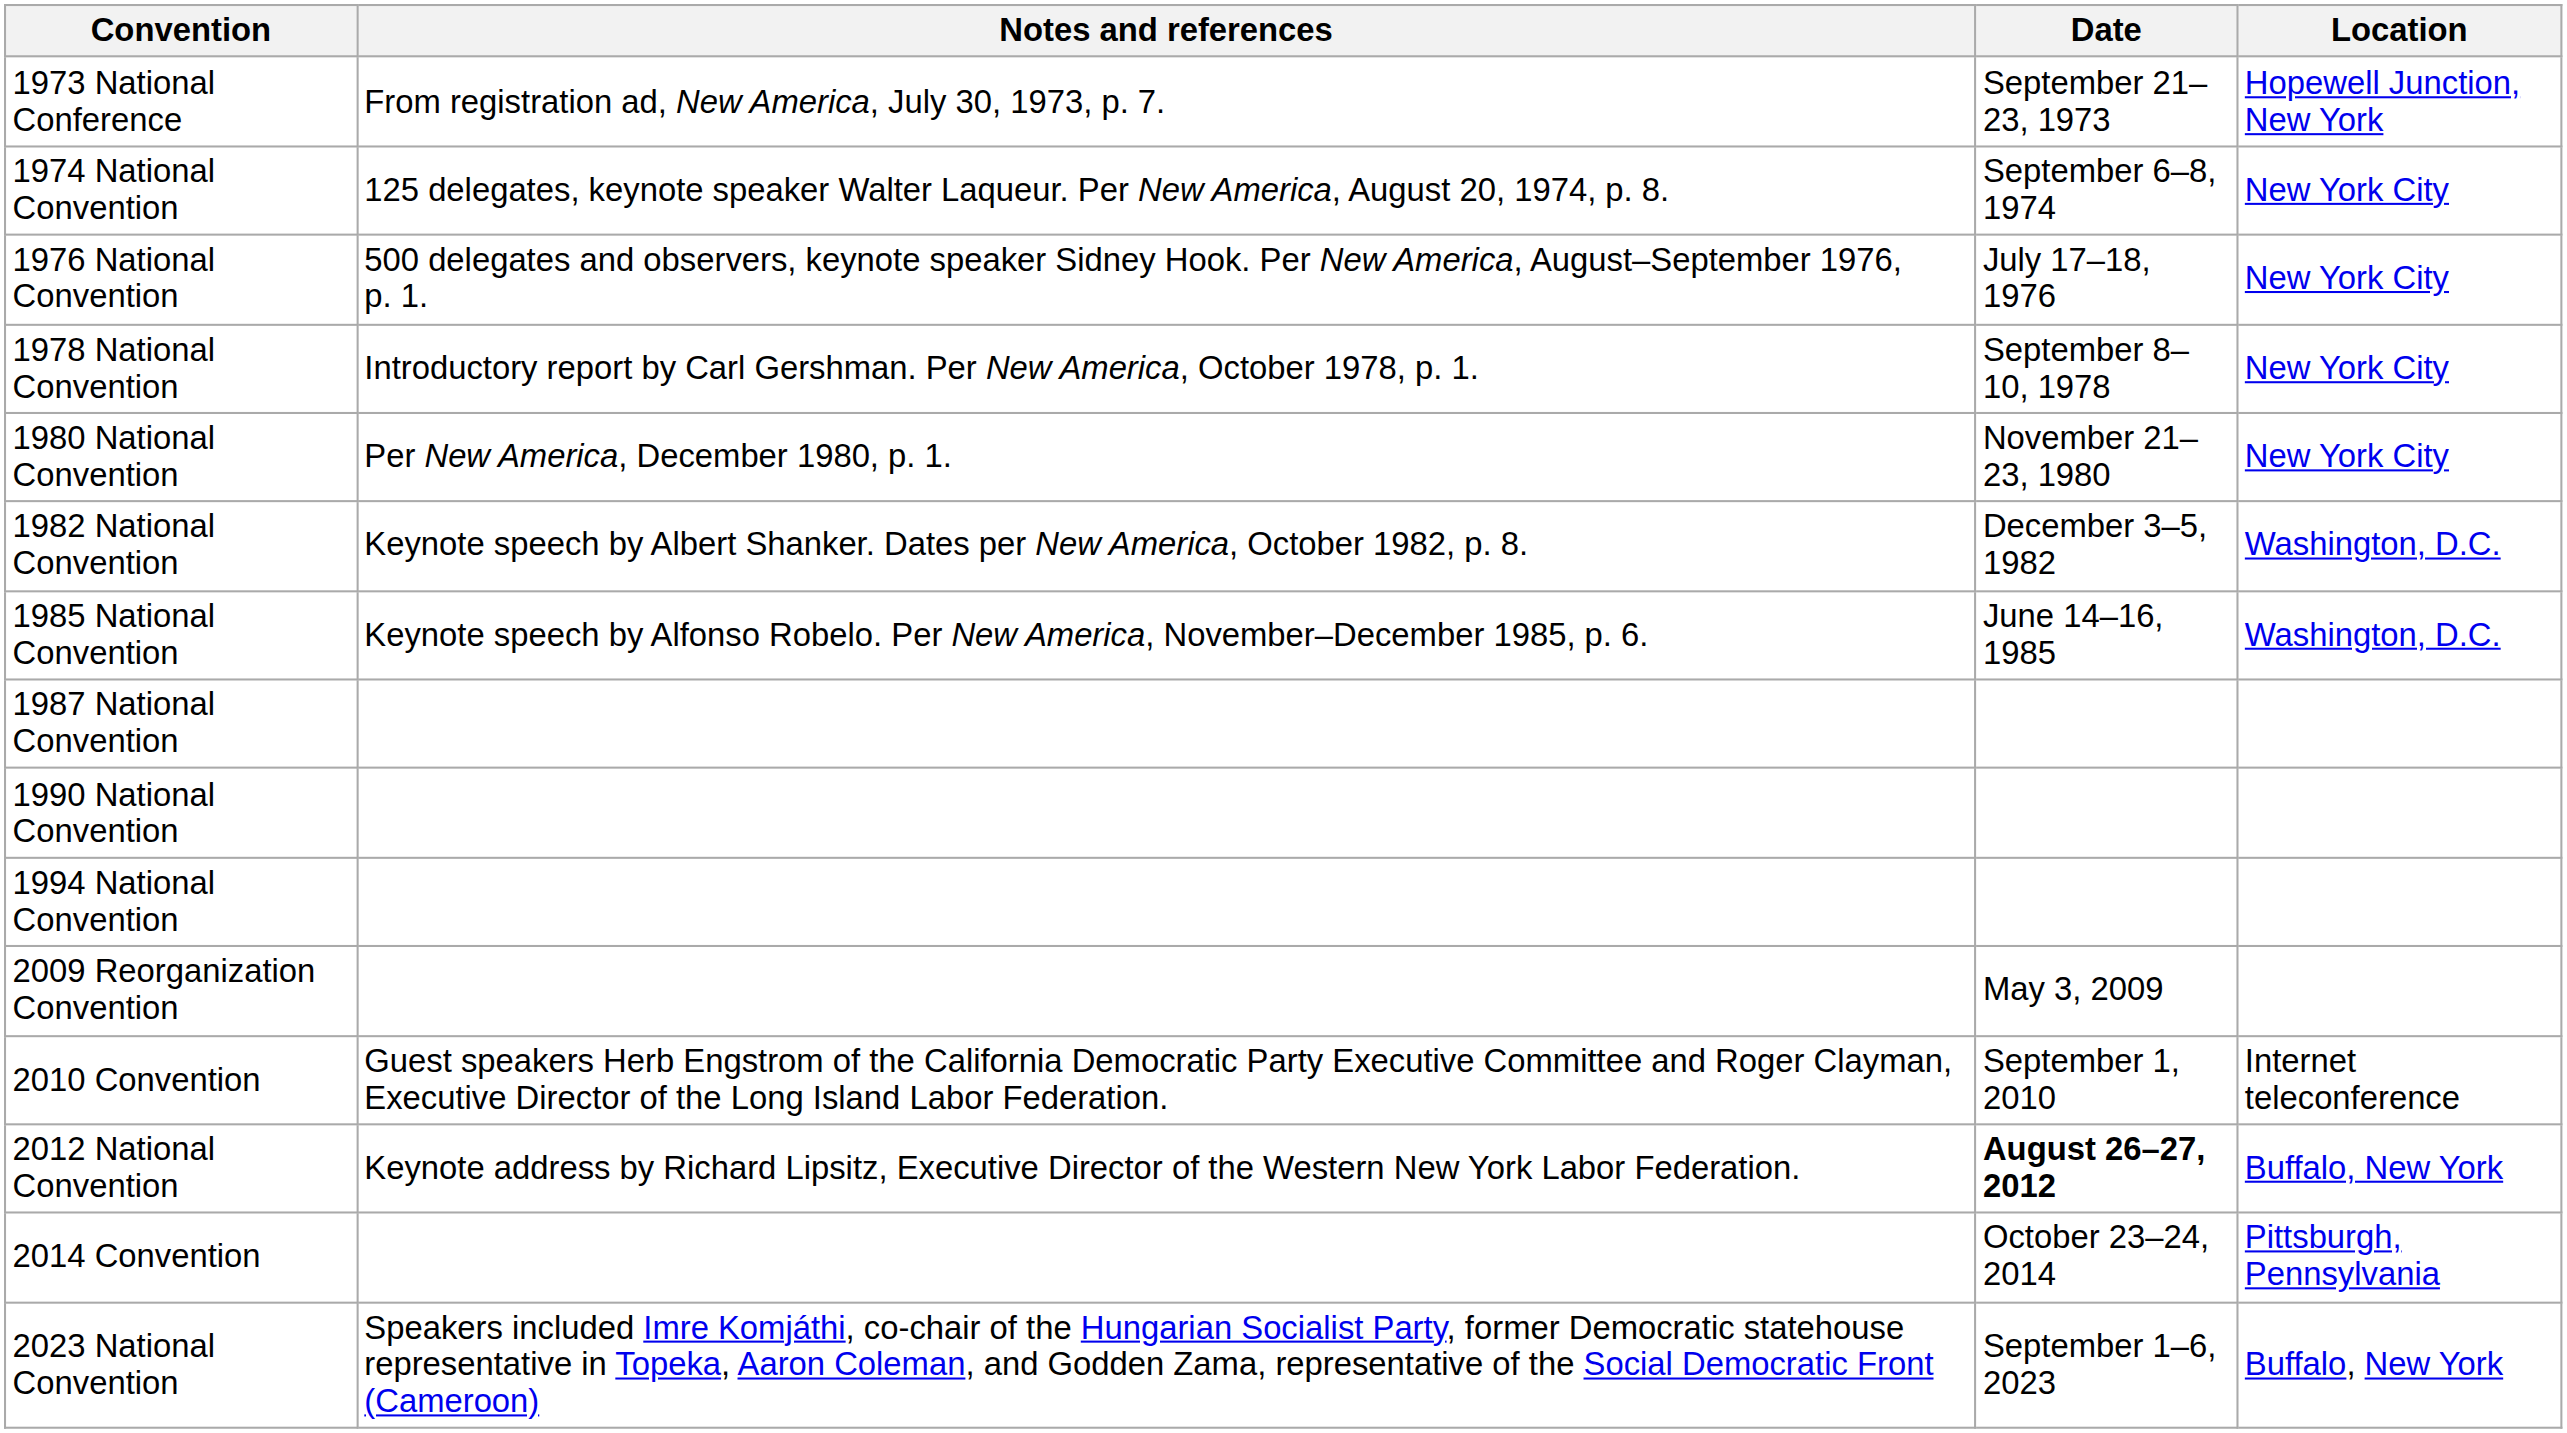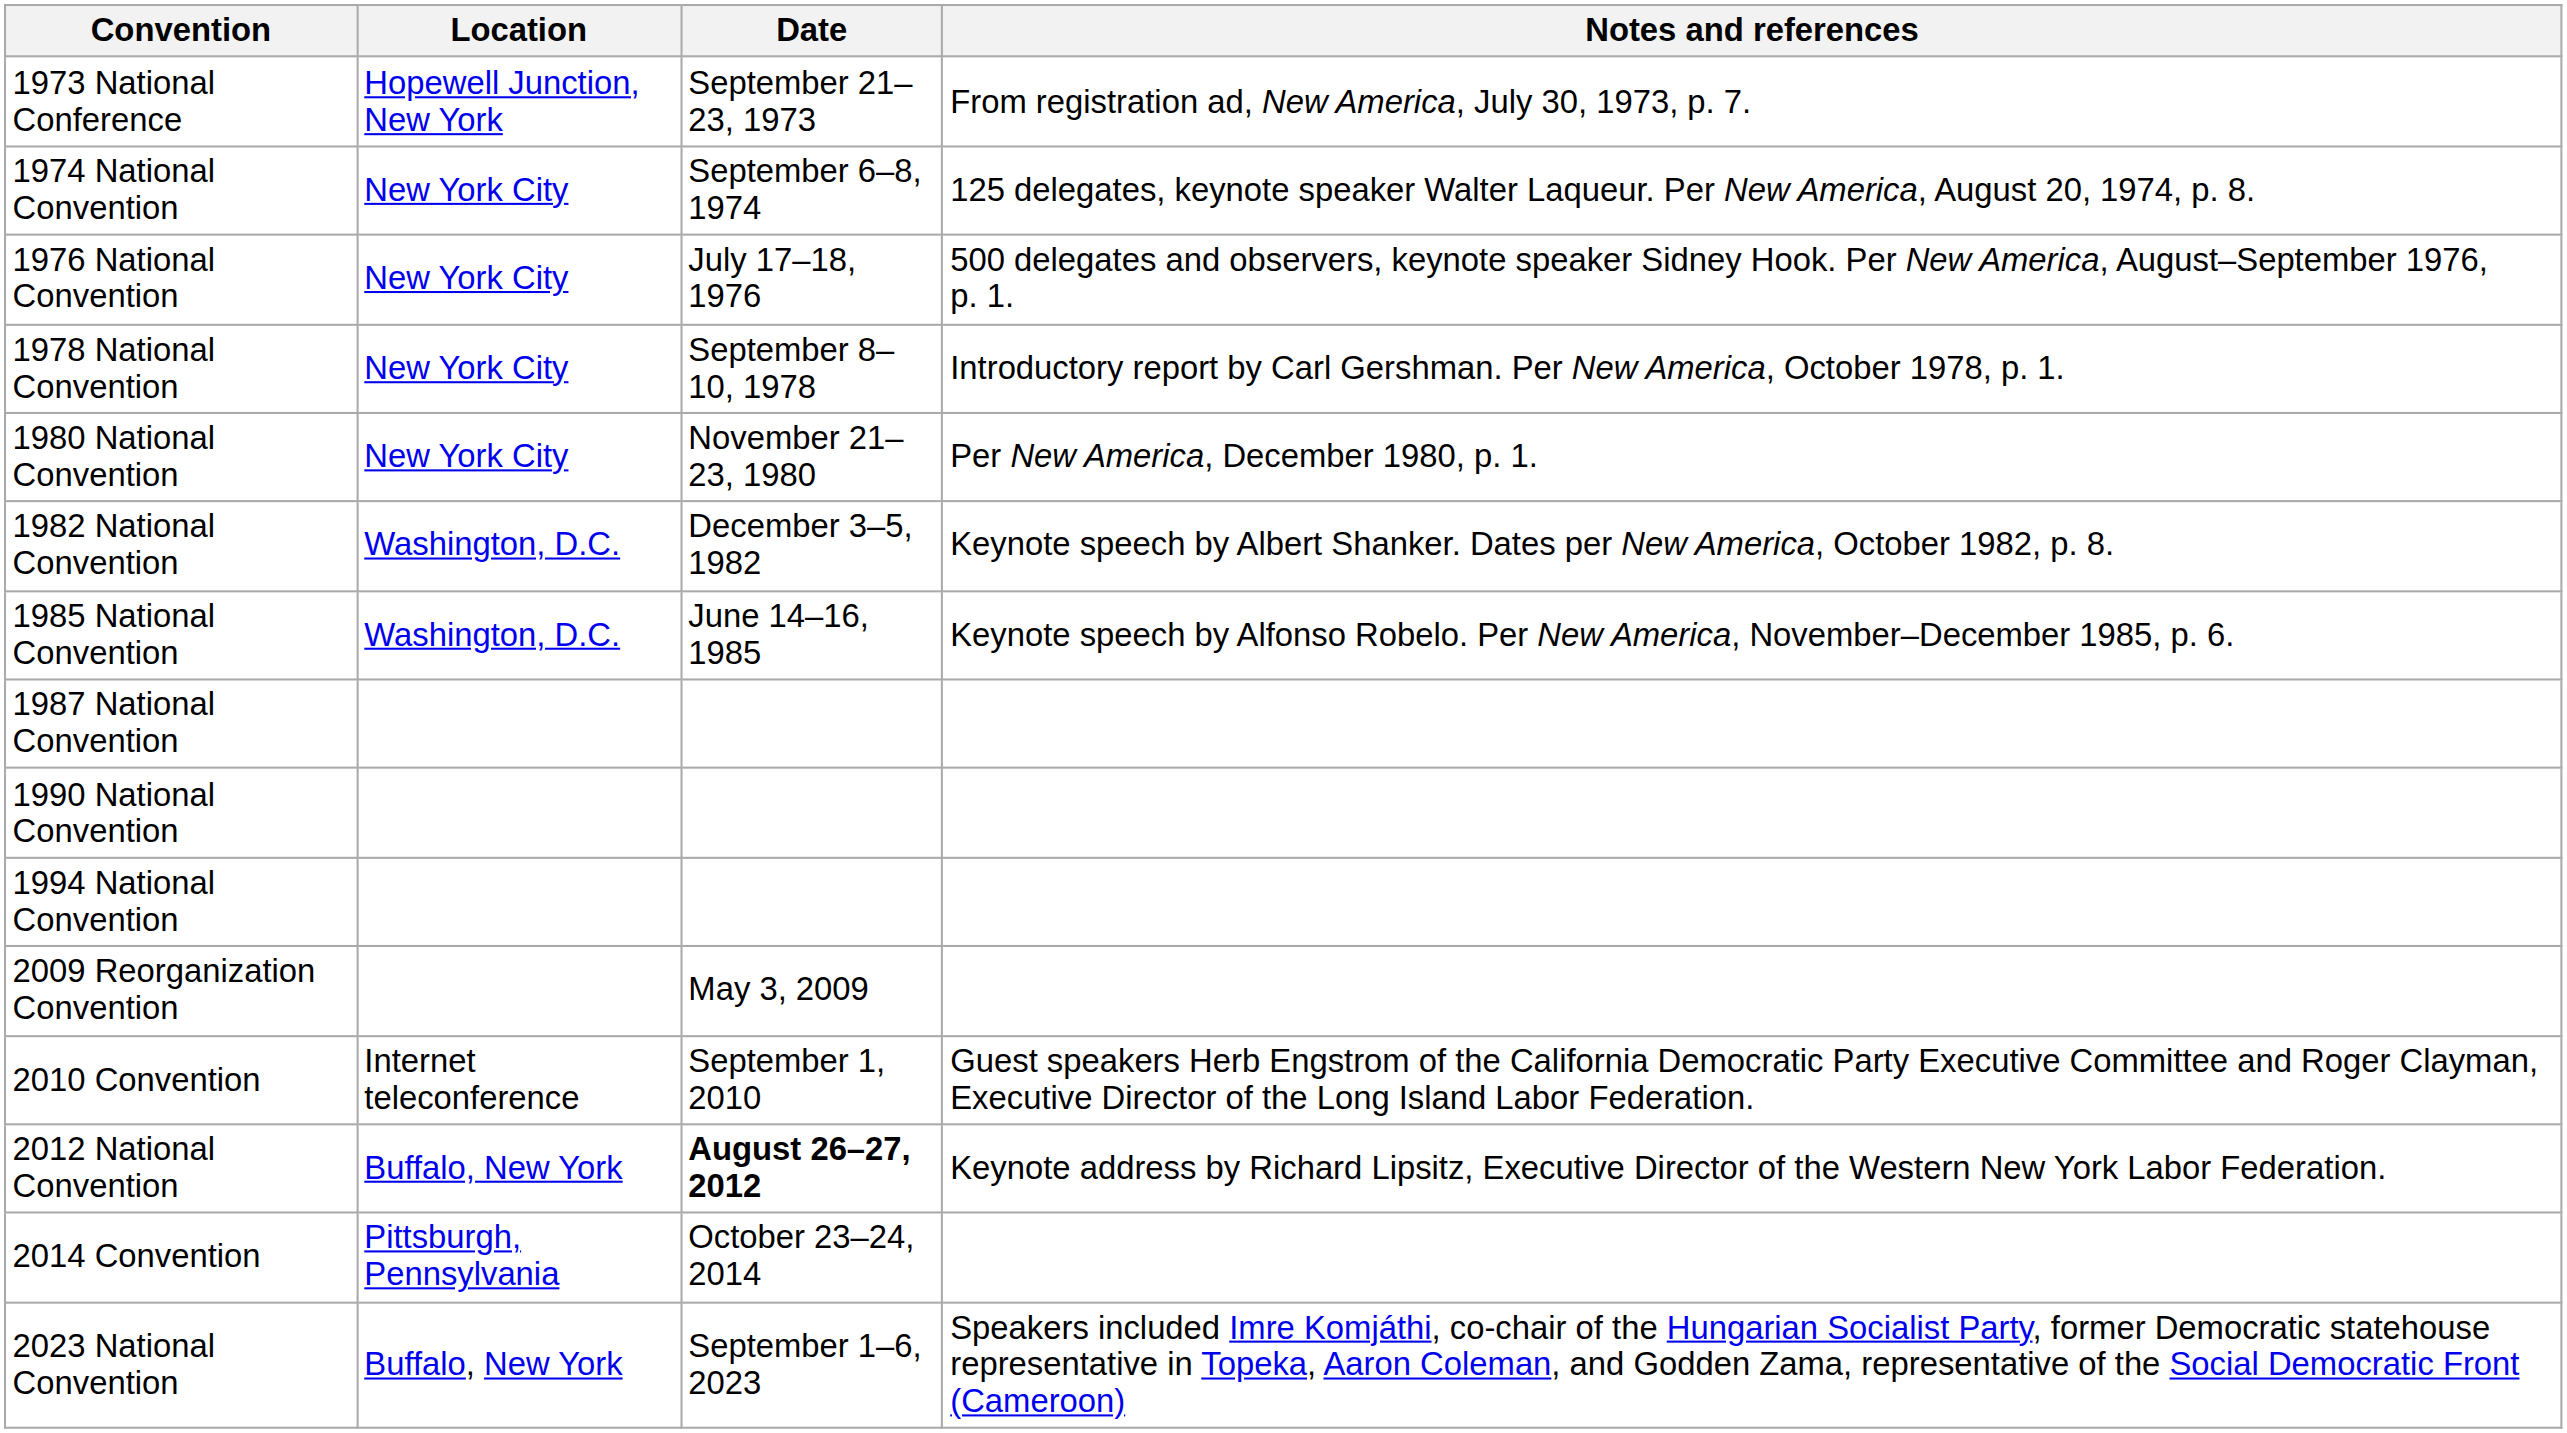columns swapped: (2399, 30) <-> (1166, 30)
